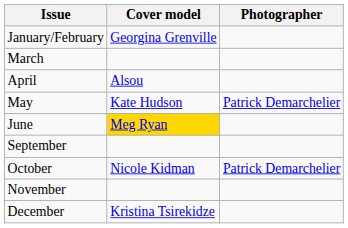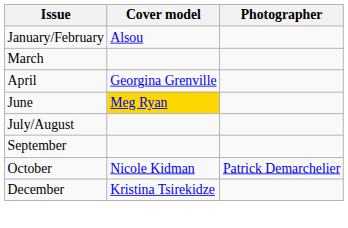(163, 37) Georgina Grenville -> (127, 37) Alsou
(127, 80) Alsou -> (163, 80) Georgina Grenville
- row: (20, 102)
+ row: (41, 124)
- row: (37, 189)
